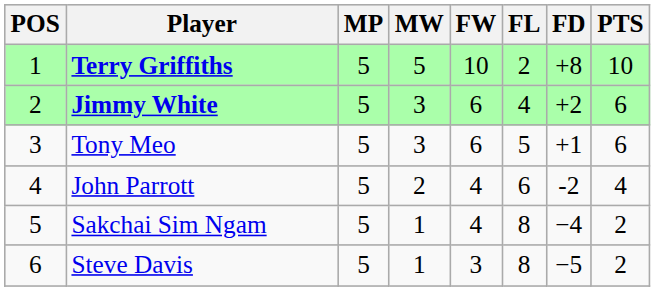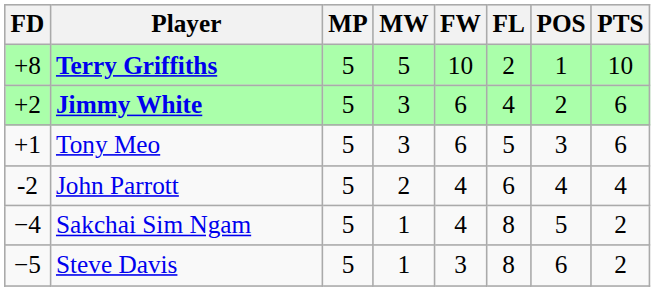columns swapped: (35, 24) <-> (569, 24)
